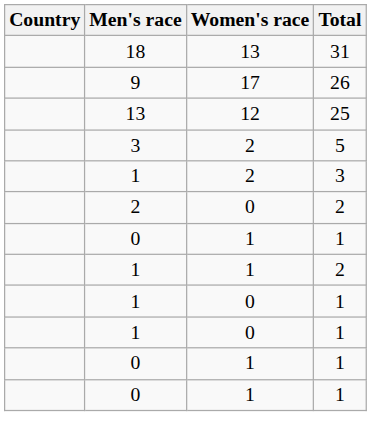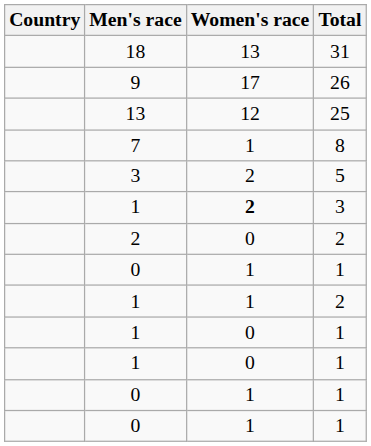+ row: (135, 144)
(250, 176) normal -> (250, 207) bold
